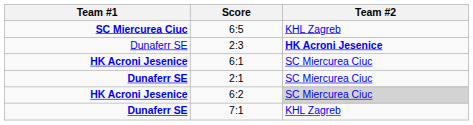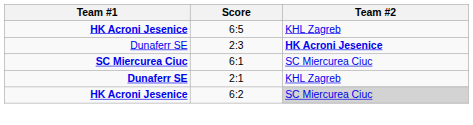(142, 29) SC Miercurea Ciuc -> (139, 29) HK Acroni Jesenice
(139, 62) HK Acroni Jesenice -> (142, 62) SC Miercurea Ciuc
(329, 78) SC Miercurea Ciuc -> (313, 78) KHL Zagreb
- row: (236, 111)
